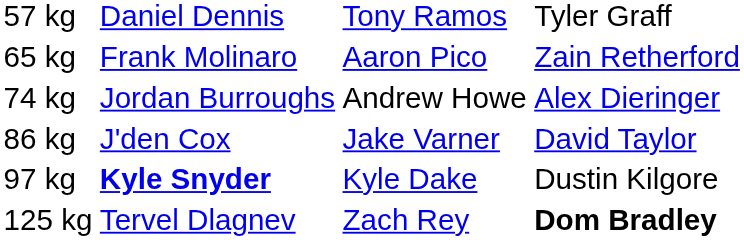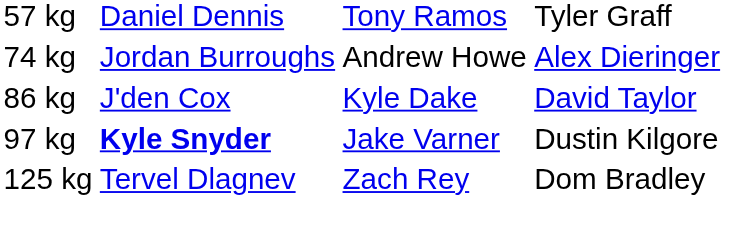- row: (40, 57)
(421, 138) Jake Varner -> (410, 98) Kyle Dake
(410, 179) Kyle Dake -> (421, 138) Jake Varner
(626, 220) bold -> (620, 179) normal
